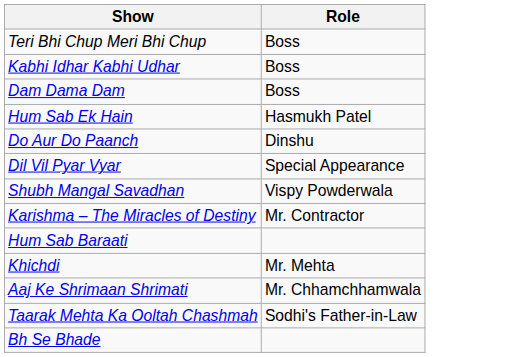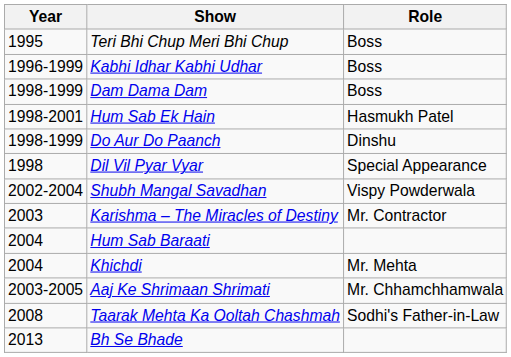+ column: (46, 16)
